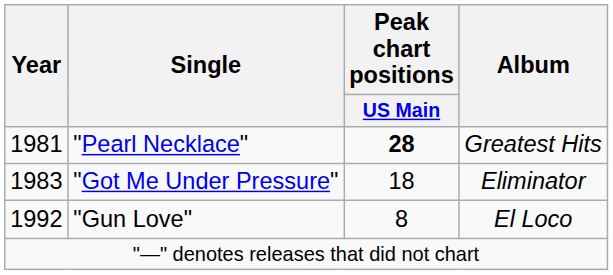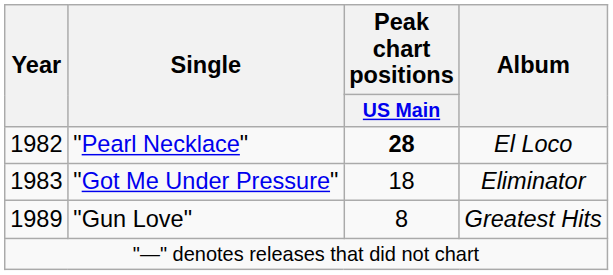(36, 144) 1981 -> (36, 144) 1982
(533, 144) Greatest Hits -> (533, 144) El Loco
(36, 219) 1992 -> (36, 219) 1989
(533, 219) El Loco -> (533, 219) Greatest Hits
